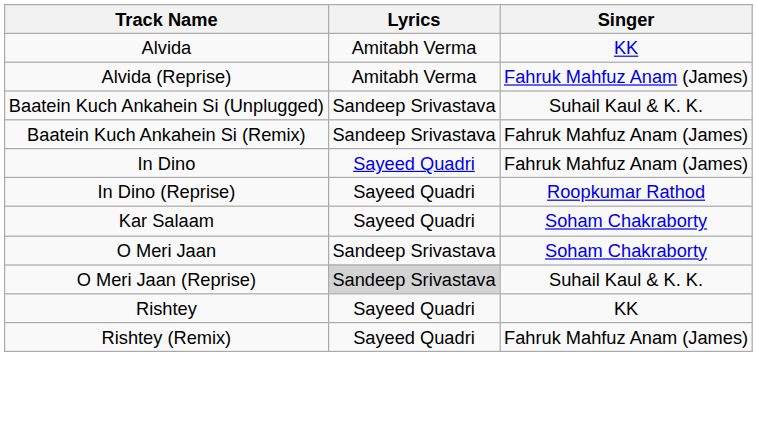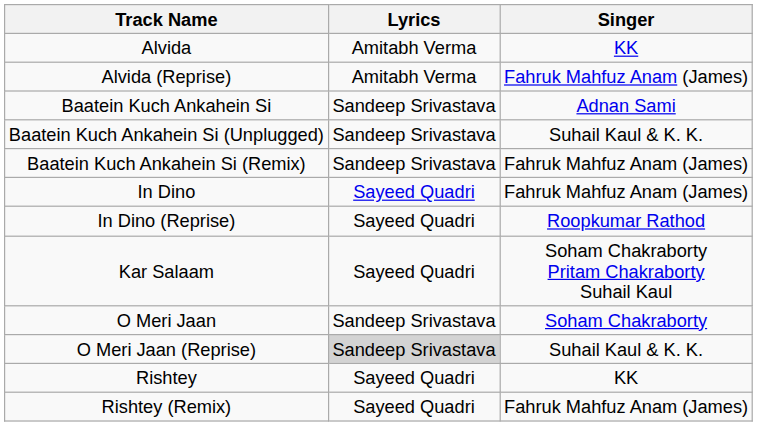+ row: (166, 106)
(626, 221) Soham Chakraborty -> (626, 271) Soham Chakraborty Pritam Chakraborty Suhail Kaul
